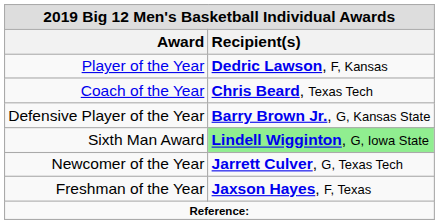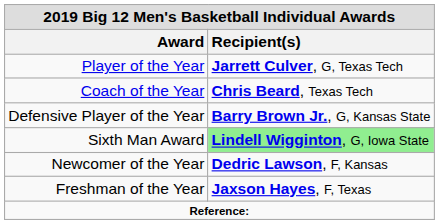(300, 66) Dedric Lawson, F, Kansas -> (307, 66) Jarrett Culver, G, Texas Tech
(307, 165) Jarrett Culver, G, Texas Tech -> (300, 165) Dedric Lawson, F, Kansas
